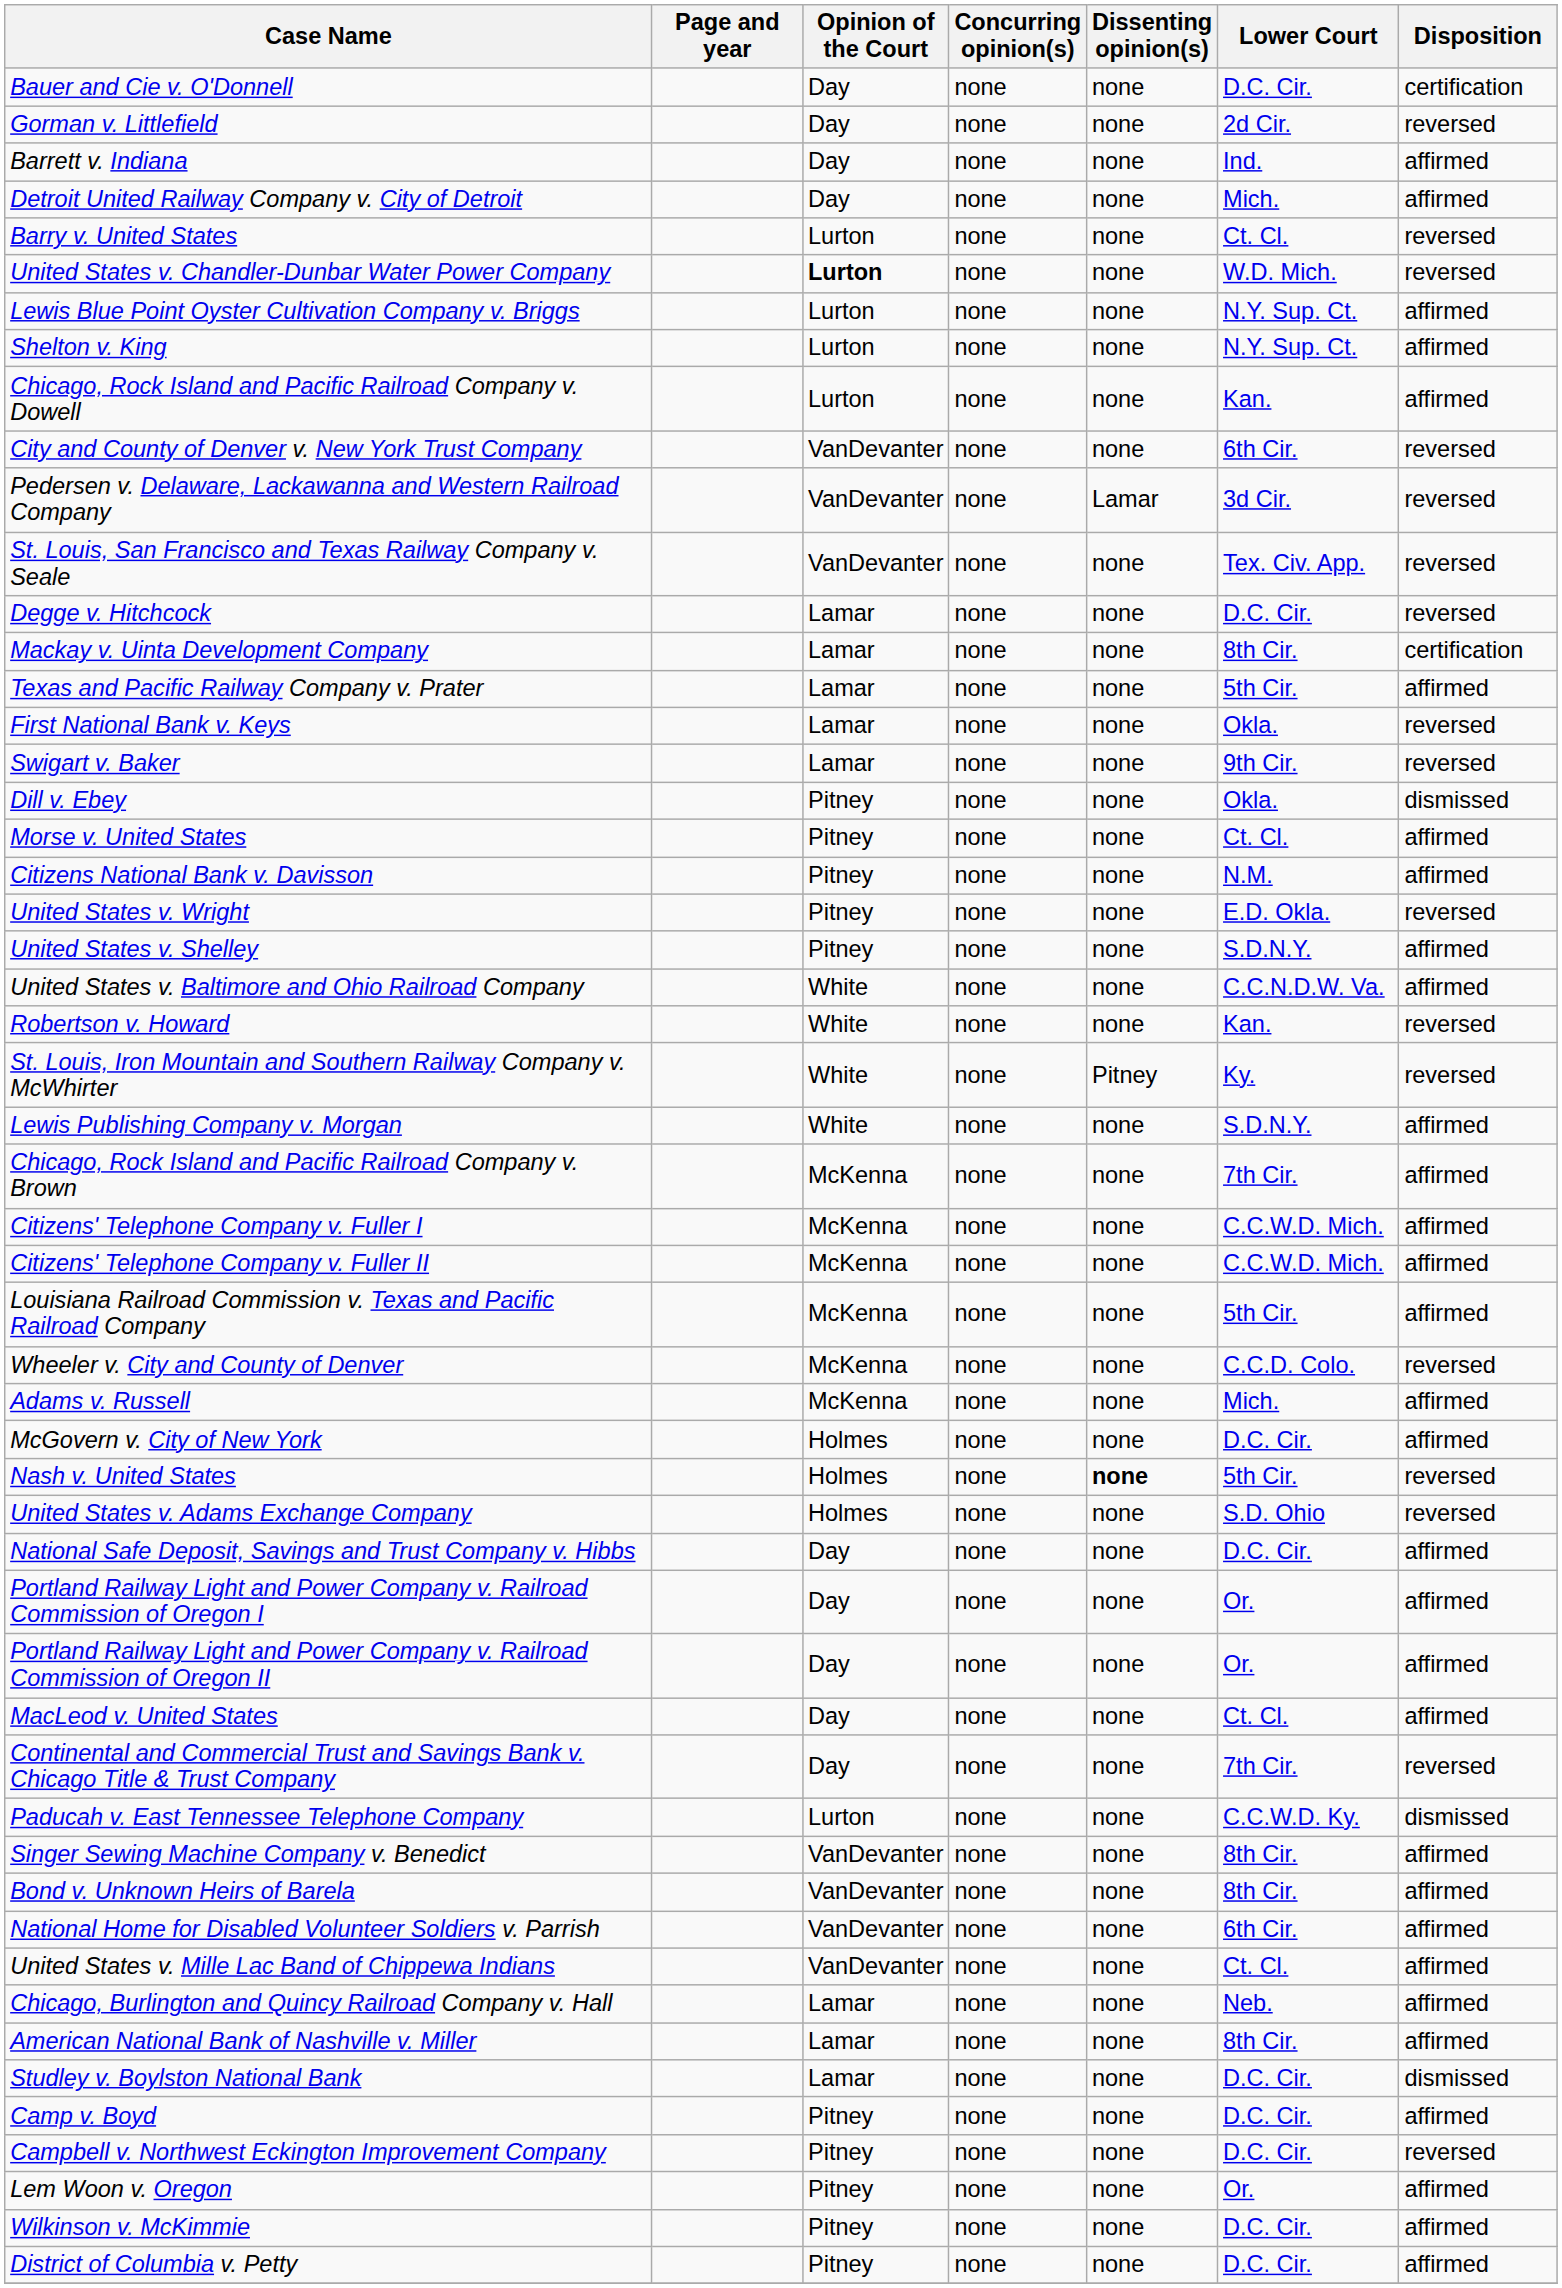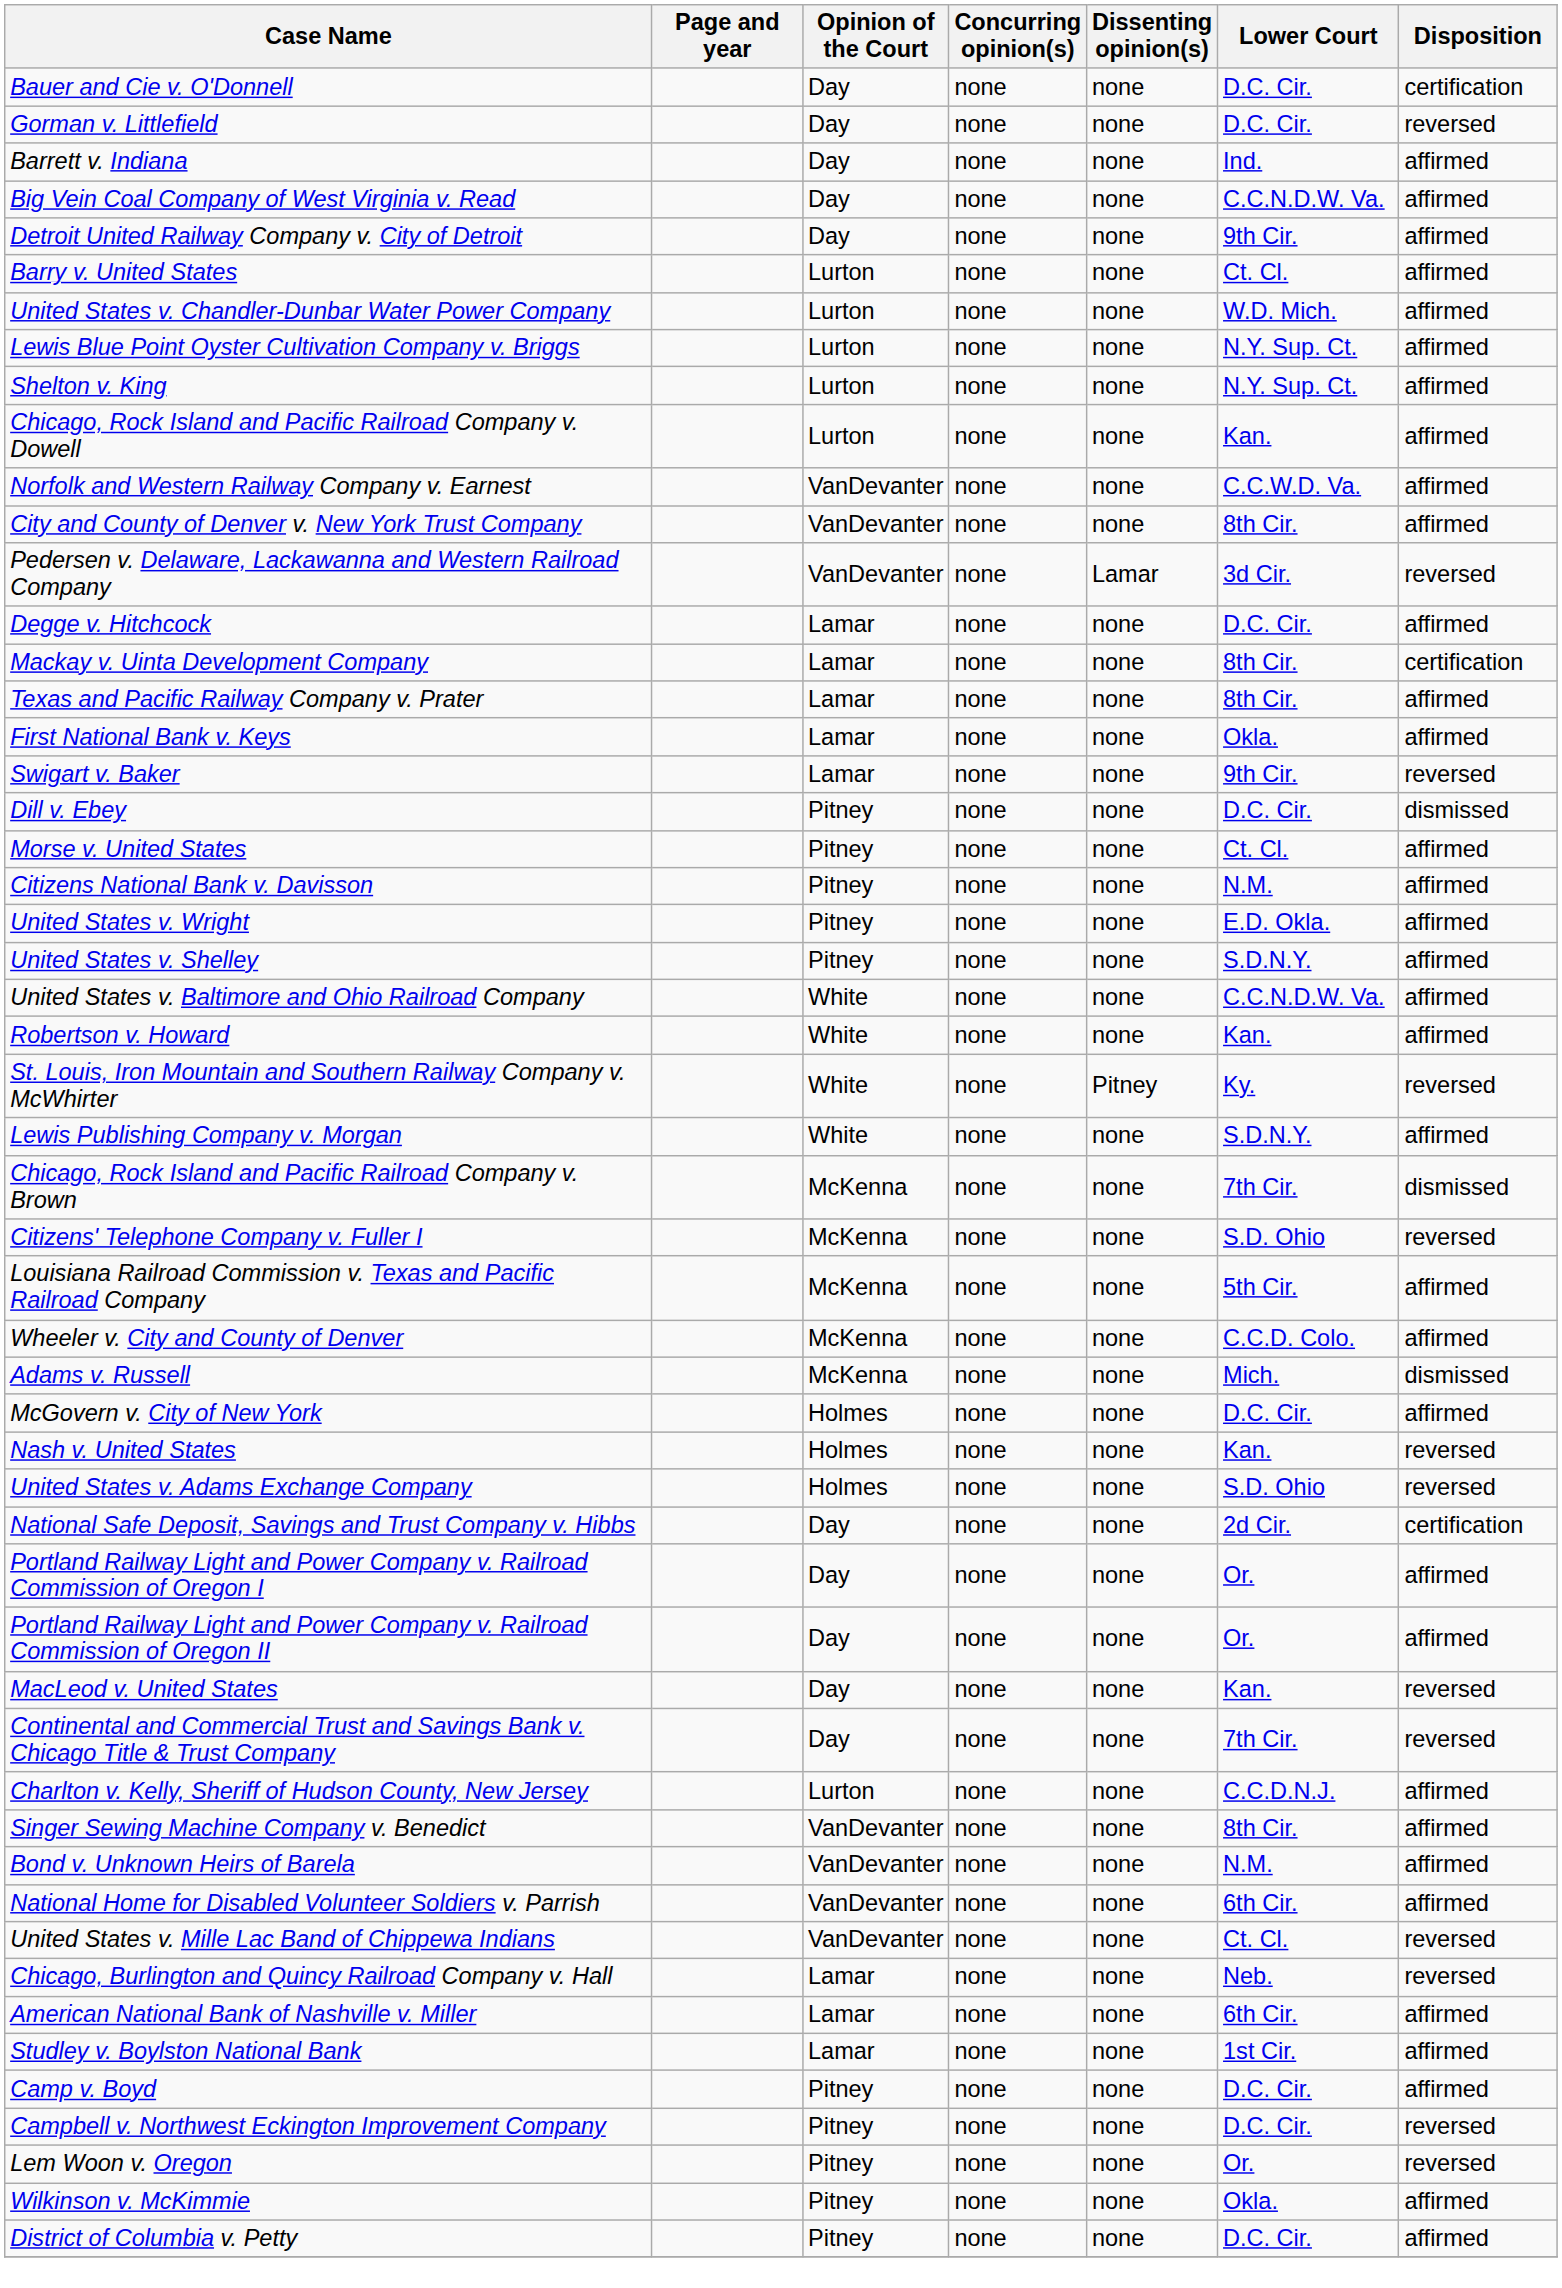(1257, 124) 2d Cir. -> (1267, 124) D.C. Cir.
+ row: (263, 198)
(1251, 198) Mich. -> (1260, 236) 9th Cir.
(1450, 236) reversed -> (1447, 273) affirmed
(845, 273) bold -> (841, 310) normal
(1450, 273) reversed -> (1447, 310) affirmed
+ row: (271, 486)
(1260, 449) 6th Cir. -> (1260, 523) 8th Cir.
(1450, 449) reversed -> (1447, 523) affirmed
- row: (304, 563)
(1450, 613) reversed -> (1447, 624) affirmed
(1260, 688) 5th Cir. -> (1260, 699) 8th Cir.
(1450, 725) reversed -> (1447, 736) affirmed
(1250, 800) Okla. -> (1267, 811) D.C. Cir.
(1450, 912) reversed -> (1447, 923) affirmed
(1450, 1024) reversed -> (1447, 1035) affirmed
(1447, 1175) affirmed -> (1457, 1186) dismissed
(1303, 1226) C.C.W.D. Mich. -> (1274, 1237) S.D. Ohio
(1447, 1226) affirmed -> (1450, 1237) reversed
- row: (220, 1263)
(1450, 1364) reversed -> (1447, 1338) affirmed
(1447, 1402) affirmed -> (1457, 1375) dismissed
(1120, 1476) bold -> (1118, 1450) normal
(1260, 1476) 5th Cir. -> (1247, 1450) Kan.
(1267, 1551) D.C. Cir. -> (1257, 1524) 2d Cir.
(1447, 1551) affirmed -> (1464, 1524) certification
(1256, 1716) Ct. Cl. -> (1247, 1689) Kan.
(1447, 1716) affirmed -> (1450, 1689) reversed
+ row: (299, 1790)
- row: (267, 1817)
(1260, 1891) 8th Cir. -> (1248, 1865) N.M.
(1447, 1966) affirmed -> (1450, 1939) reversed
(1447, 2003) affirmed -> (1450, 1977) reversed
(1260, 2040) 8th Cir. -> (1260, 2014) 6th Cir.
(1267, 2078) D.C. Cir. -> (1260, 2051) 1st Cir.
(1457, 2078) dismissed -> (1447, 2051) affirmed
(1447, 2190) affirmed -> (1450, 2163) reversed
(1267, 2227) D.C. Cir. -> (1250, 2200) Okla.
